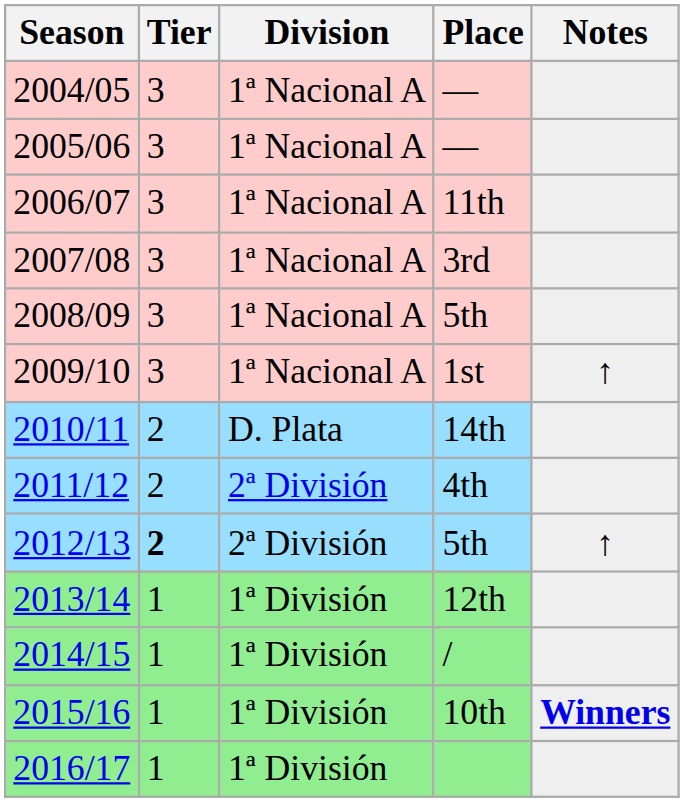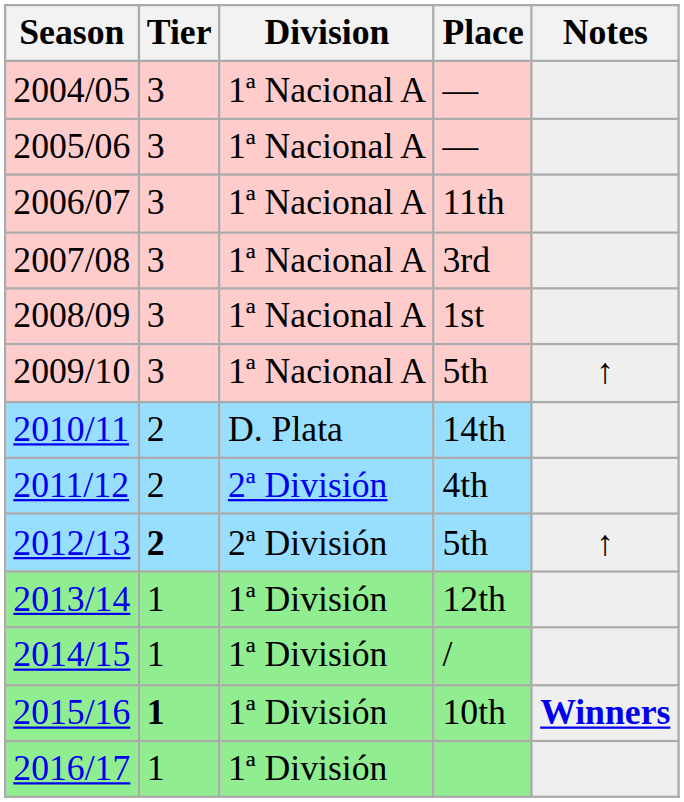(465, 315) 5th -> (463, 315) 1st
(463, 372) 1st -> (465, 372) 5th
(156, 711) normal -> (156, 711) bold
